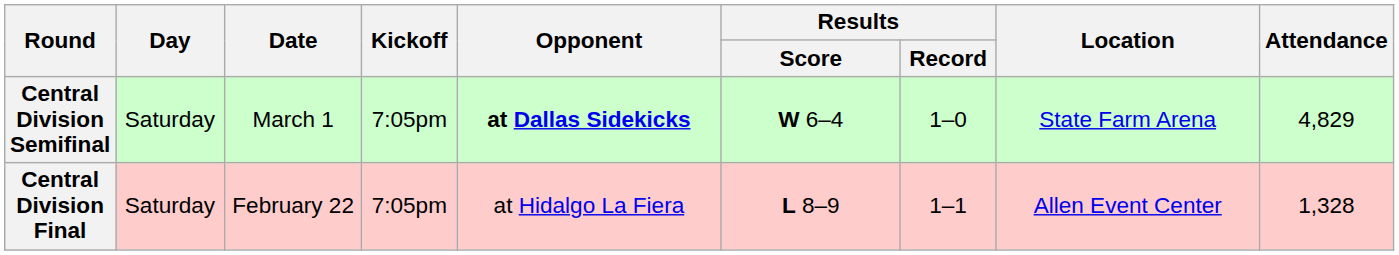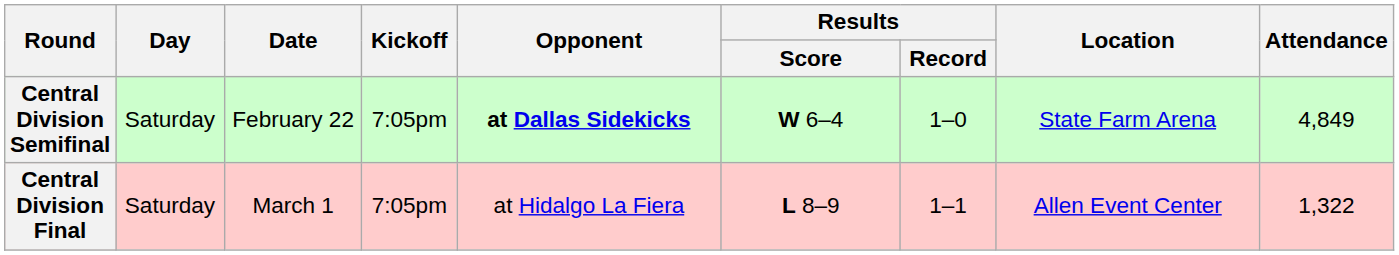(293, 119) March 1 -> (293, 119) February 22
(1326, 119) 4,829 -> (1326, 119) 4,849
(293, 205) February 22 -> (293, 205) March 1
(1326, 205) 1,328 -> (1326, 205) 1,322
